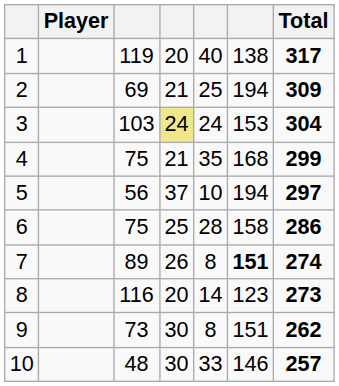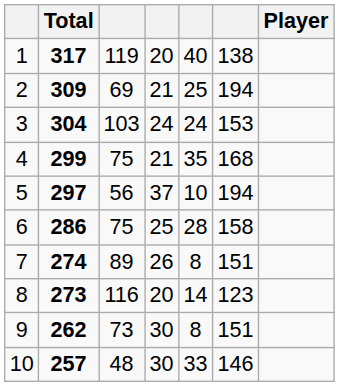columns swapped: (76, 21) <-> (303, 21)
(176, 124) khaki background -> (162, 124) no background
(250, 261) bold -> (236, 261) normal
